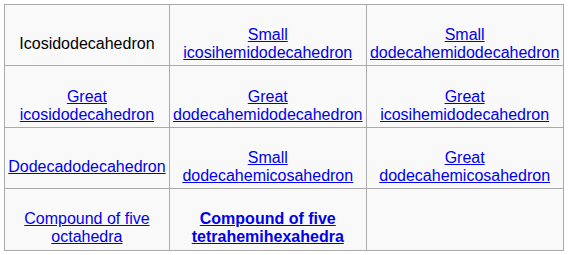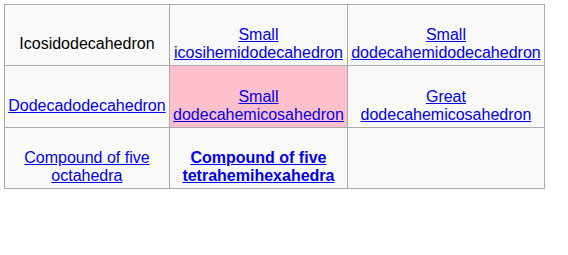- row: (87, 105)
(268, 166) no background -> (258, 105) pink background
